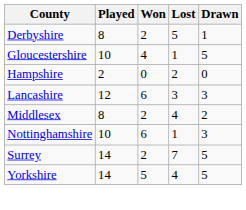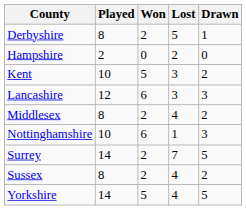- row: (47, 54)
+ row: (20, 74)
+ row: (25, 174)
